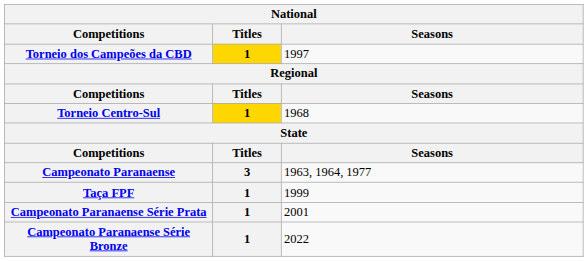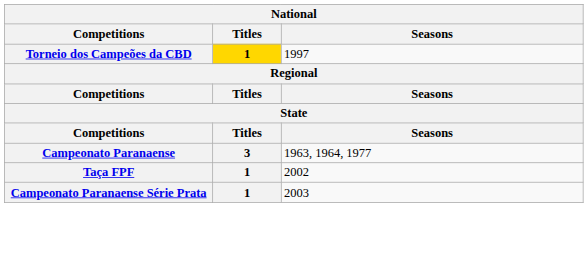- row: (109, 113)
(296, 192) 1999 -> (296, 172) 2002
(296, 212) 2001 -> (296, 192) 2003
- row: (109, 239)
